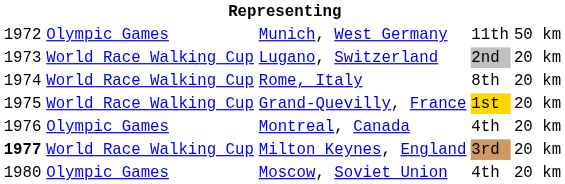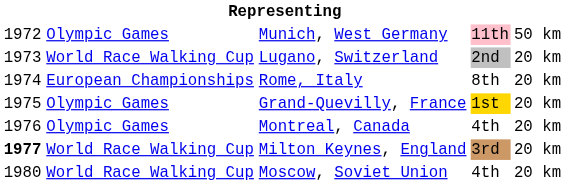(490, 35) no background -> (490, 35) pink background
(150, 81) World Race Walking Cup -> (150, 81) European Championships
(150, 104) World Race Walking Cup -> (108, 104) Olympic Games
(108, 173) Olympic Games -> (150, 173) World Race Walking Cup
